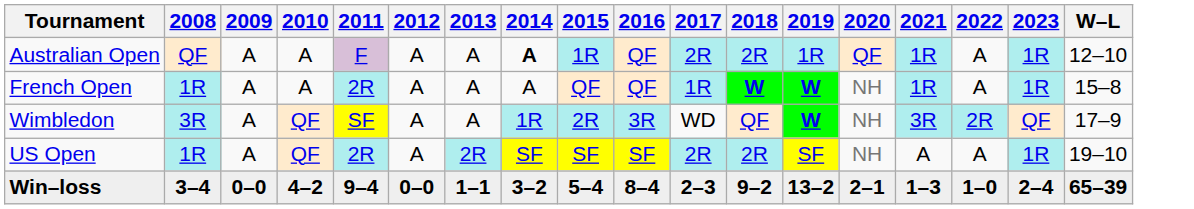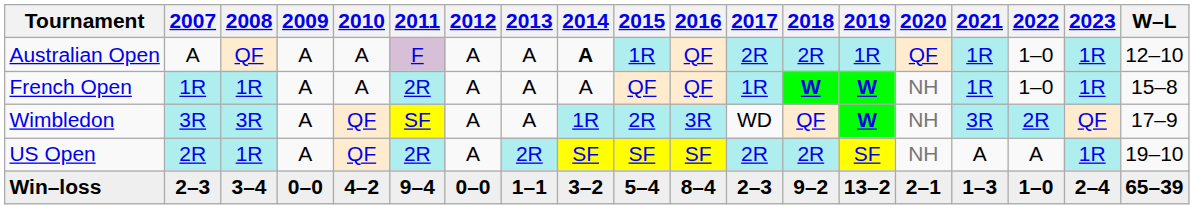+ column: (193, 21)
(980, 54) A -> (1036, 54) 1–0
(980, 87) A -> (1036, 87) 1–0
